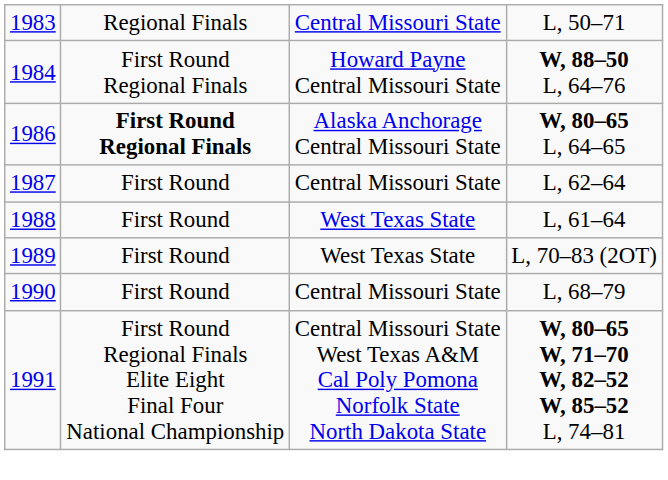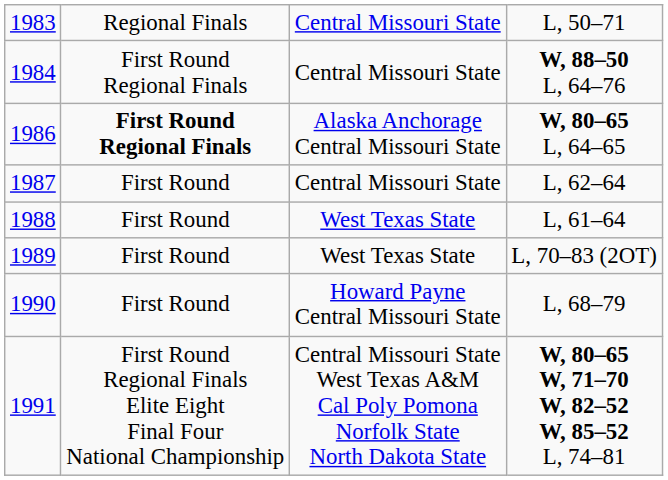(398, 71) Howard Payne Central Missouri State -> (398, 71) Central Missouri State
(398, 291) Central Missouri State -> (398, 304) Howard Payne Central Missouri State
